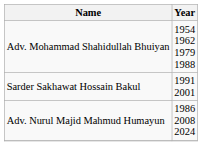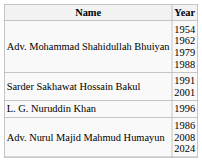+ row: (51, 109)
